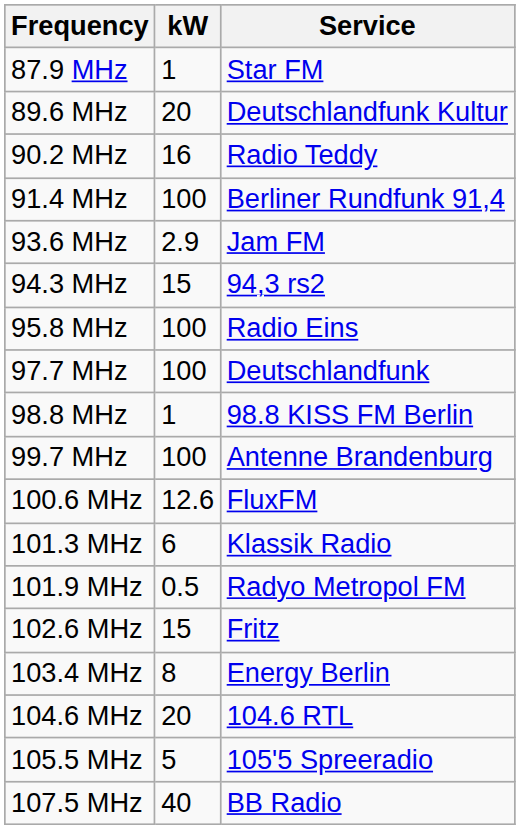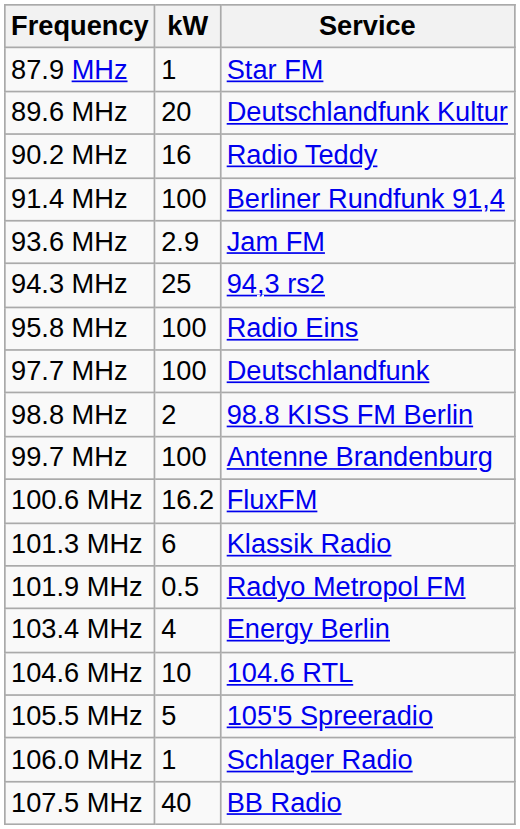(176, 284) 15 -> (176, 284) 25
(169, 414) 1 -> (169, 414) 2
(188, 500) 12.6 -> (188, 500) 16.2
- row: (77, 629)
(169, 673) 8 -> (169, 629) 4
(176, 716) 20 -> (176, 673) 10
+ row: (77, 759)
